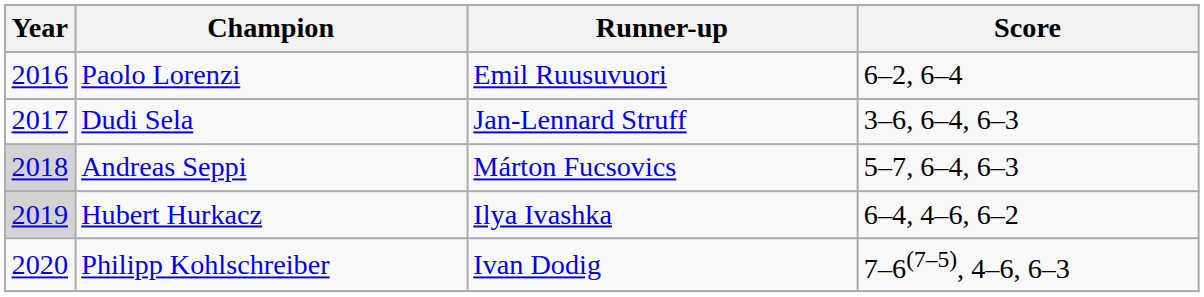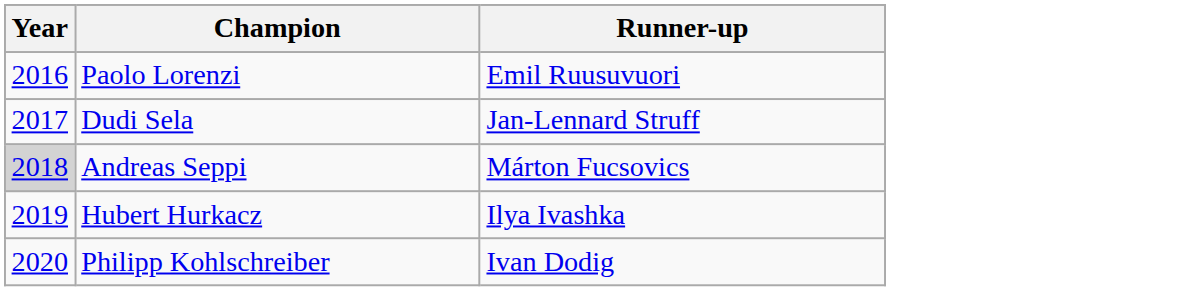- column: (1028, 28)
(40, 214) lightgrey background -> (40, 214) no background
